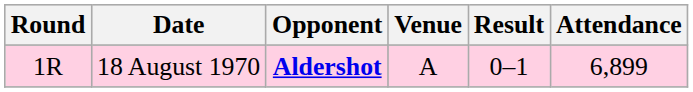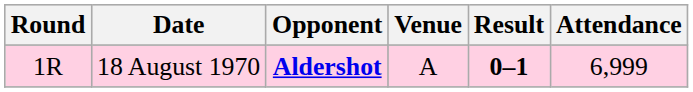(509, 65) normal -> (509, 65) bold
(619, 65) 6,899 -> (619, 65) 6,999
